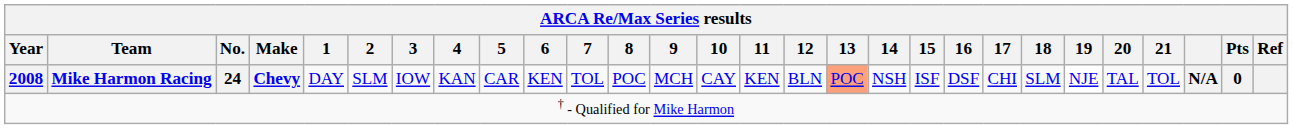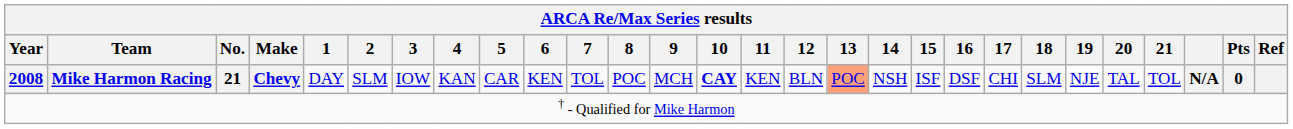(232, 78) 24 -> (232, 78) 21
(719, 78) normal -> (719, 78) bold
